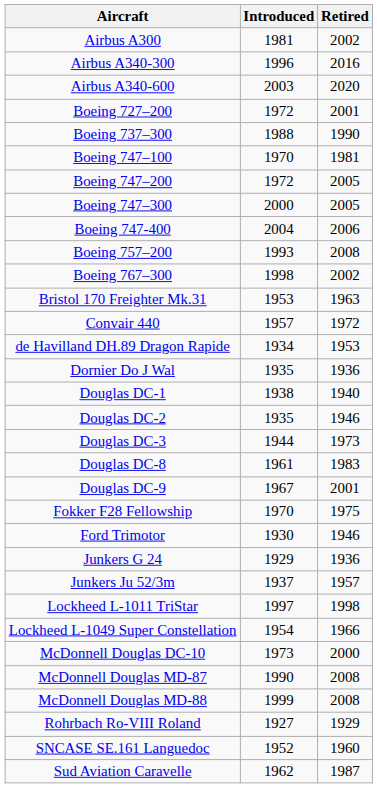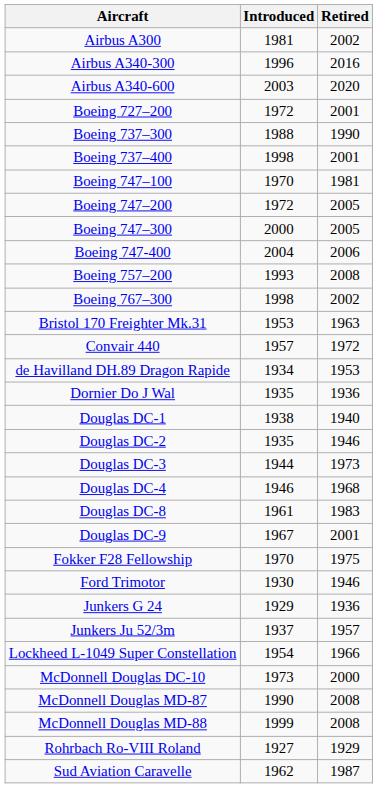+ row: (123, 157)
+ row: (123, 488)
- row: (123, 606)
- row: (123, 747)
